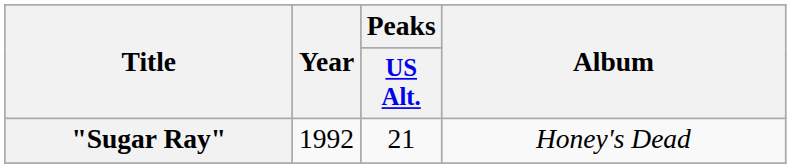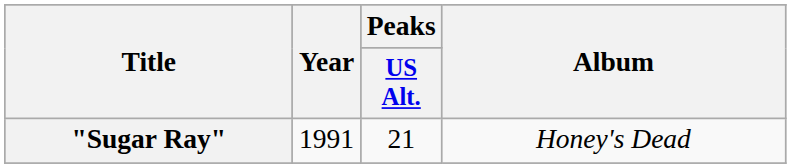(327, 140) 1992 -> (327, 140) 1991
